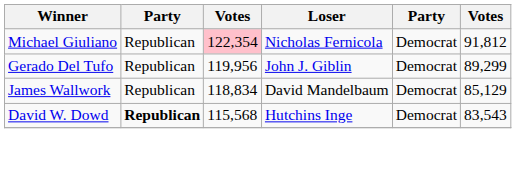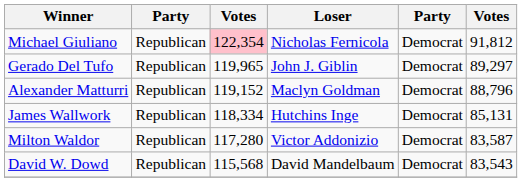(232, 66) 119,956 -> (238, 66) 119,965
(485, 66) 89,299 -> (491, 66) 89,297
+ row: (68, 90)
(232, 90) 118,834 -> (238, 115) 118,334
(327, 90) David Mandelbaum -> (315, 115) Hutchins Inge
(485, 90) 85,129 -> (491, 115) 85,131
+ row: (54, 139)
(162, 115) bold -> (171, 164) normal
(309, 115) Hutchins Inge -> (333, 164) David Mandelbaum
